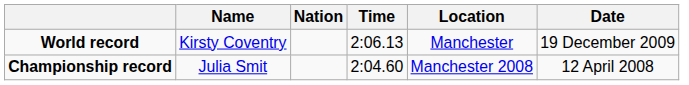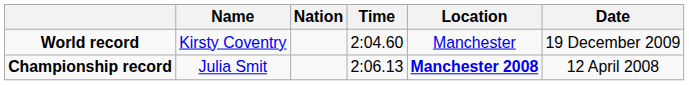(377, 42) 2:06.13 -> (377, 42) 2:04.60
(377, 67) 2:04.60 -> (377, 67) 2:06.13
(472, 67) normal -> (474, 67) bold
